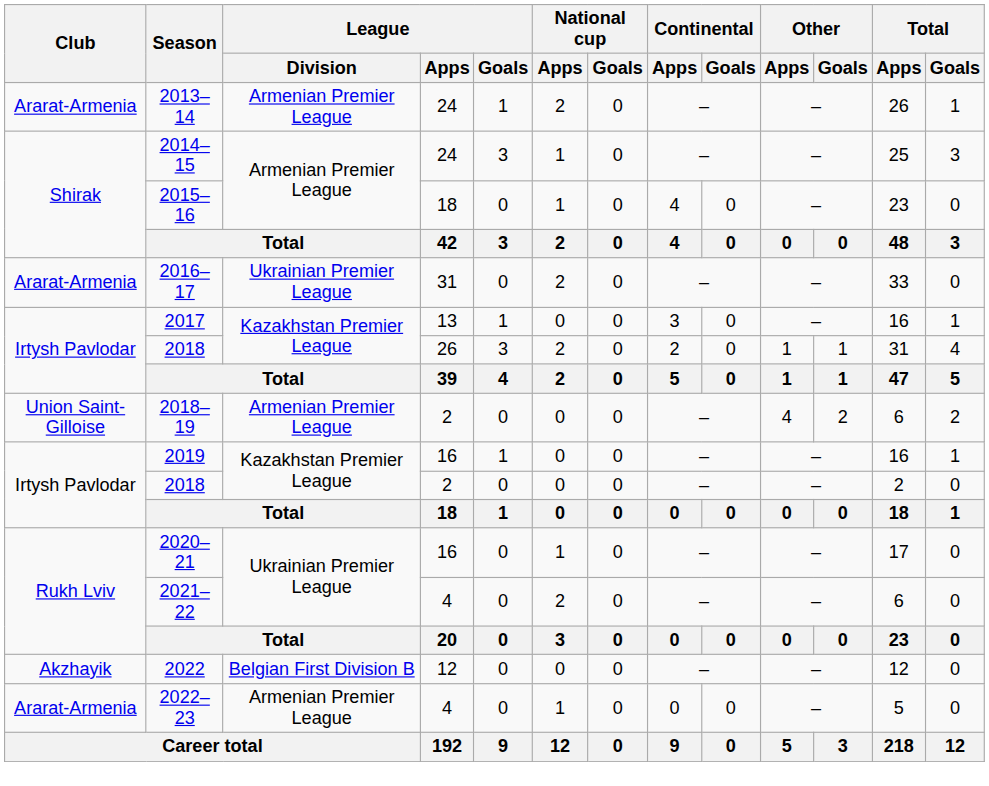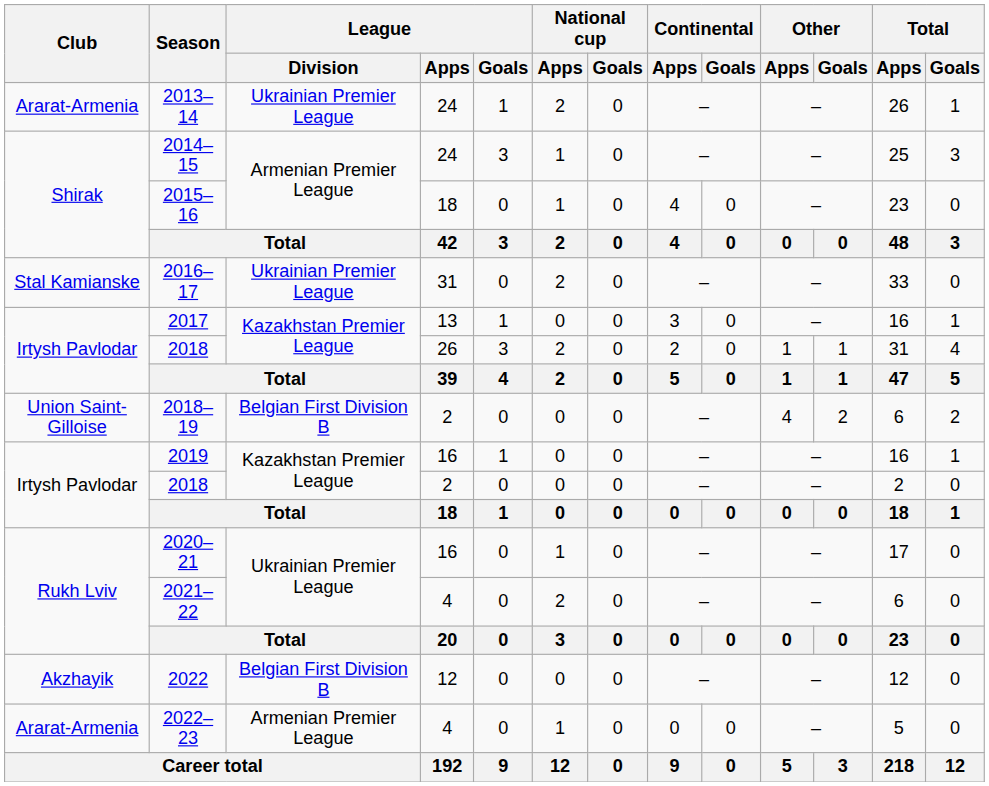(322, 106) Armenian Premier League -> (323, 106) Ukrainian Premier League
(75, 282) Ararat-Armenia -> (77, 282) Stal Kamianske
(322, 417) Armenian Premier League -> (323, 417) Belgian First Division B
